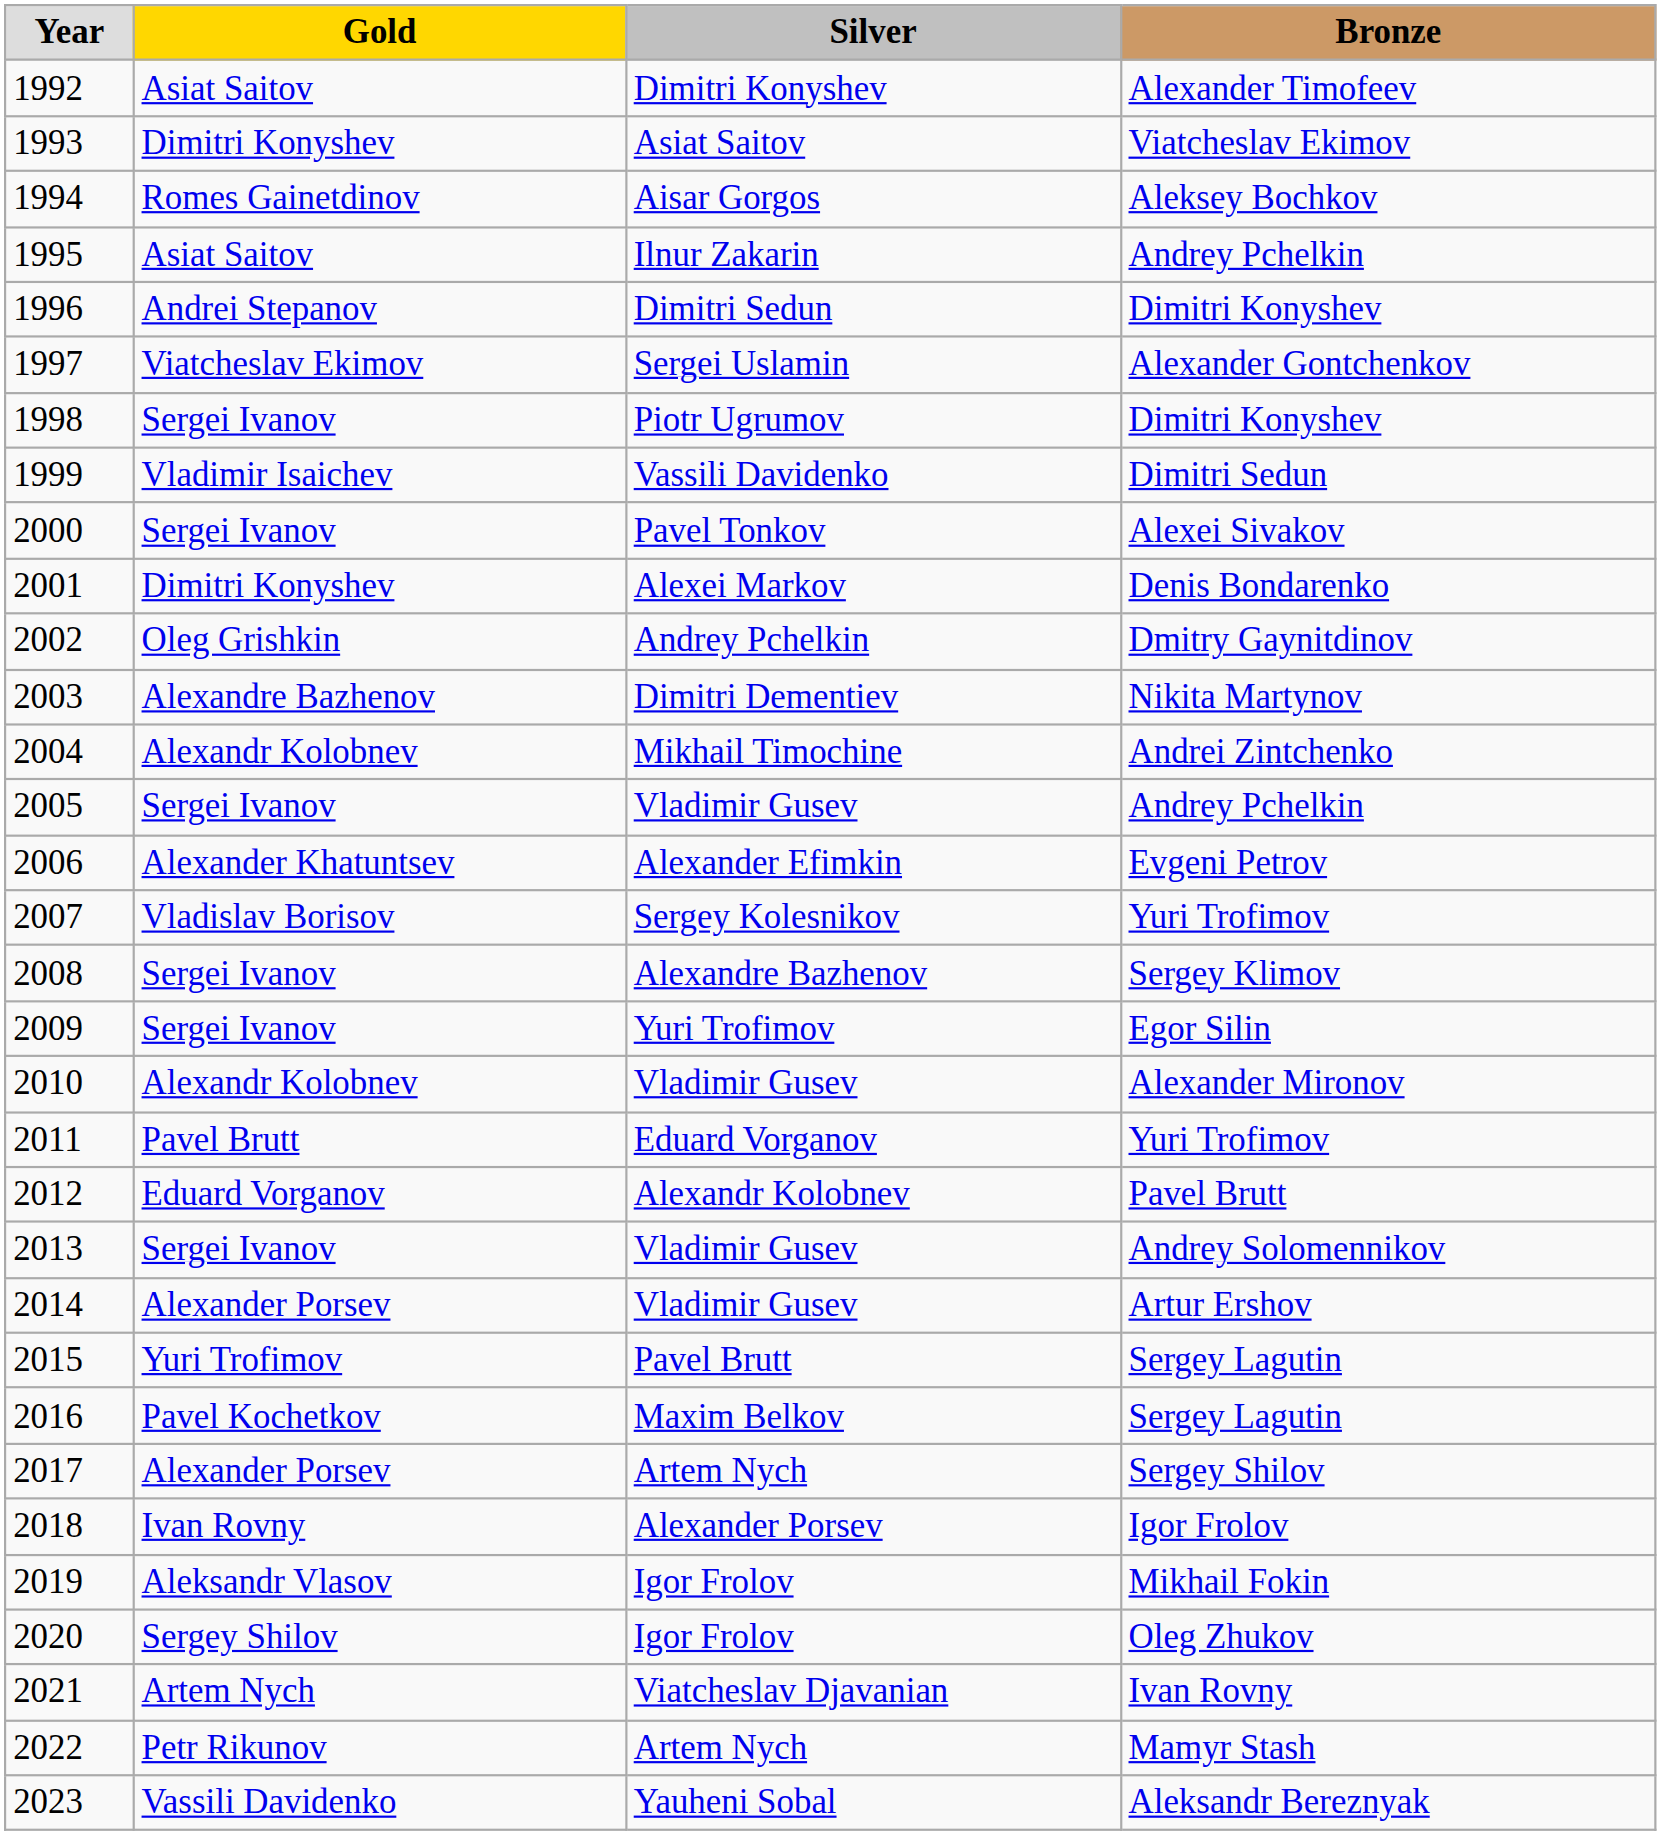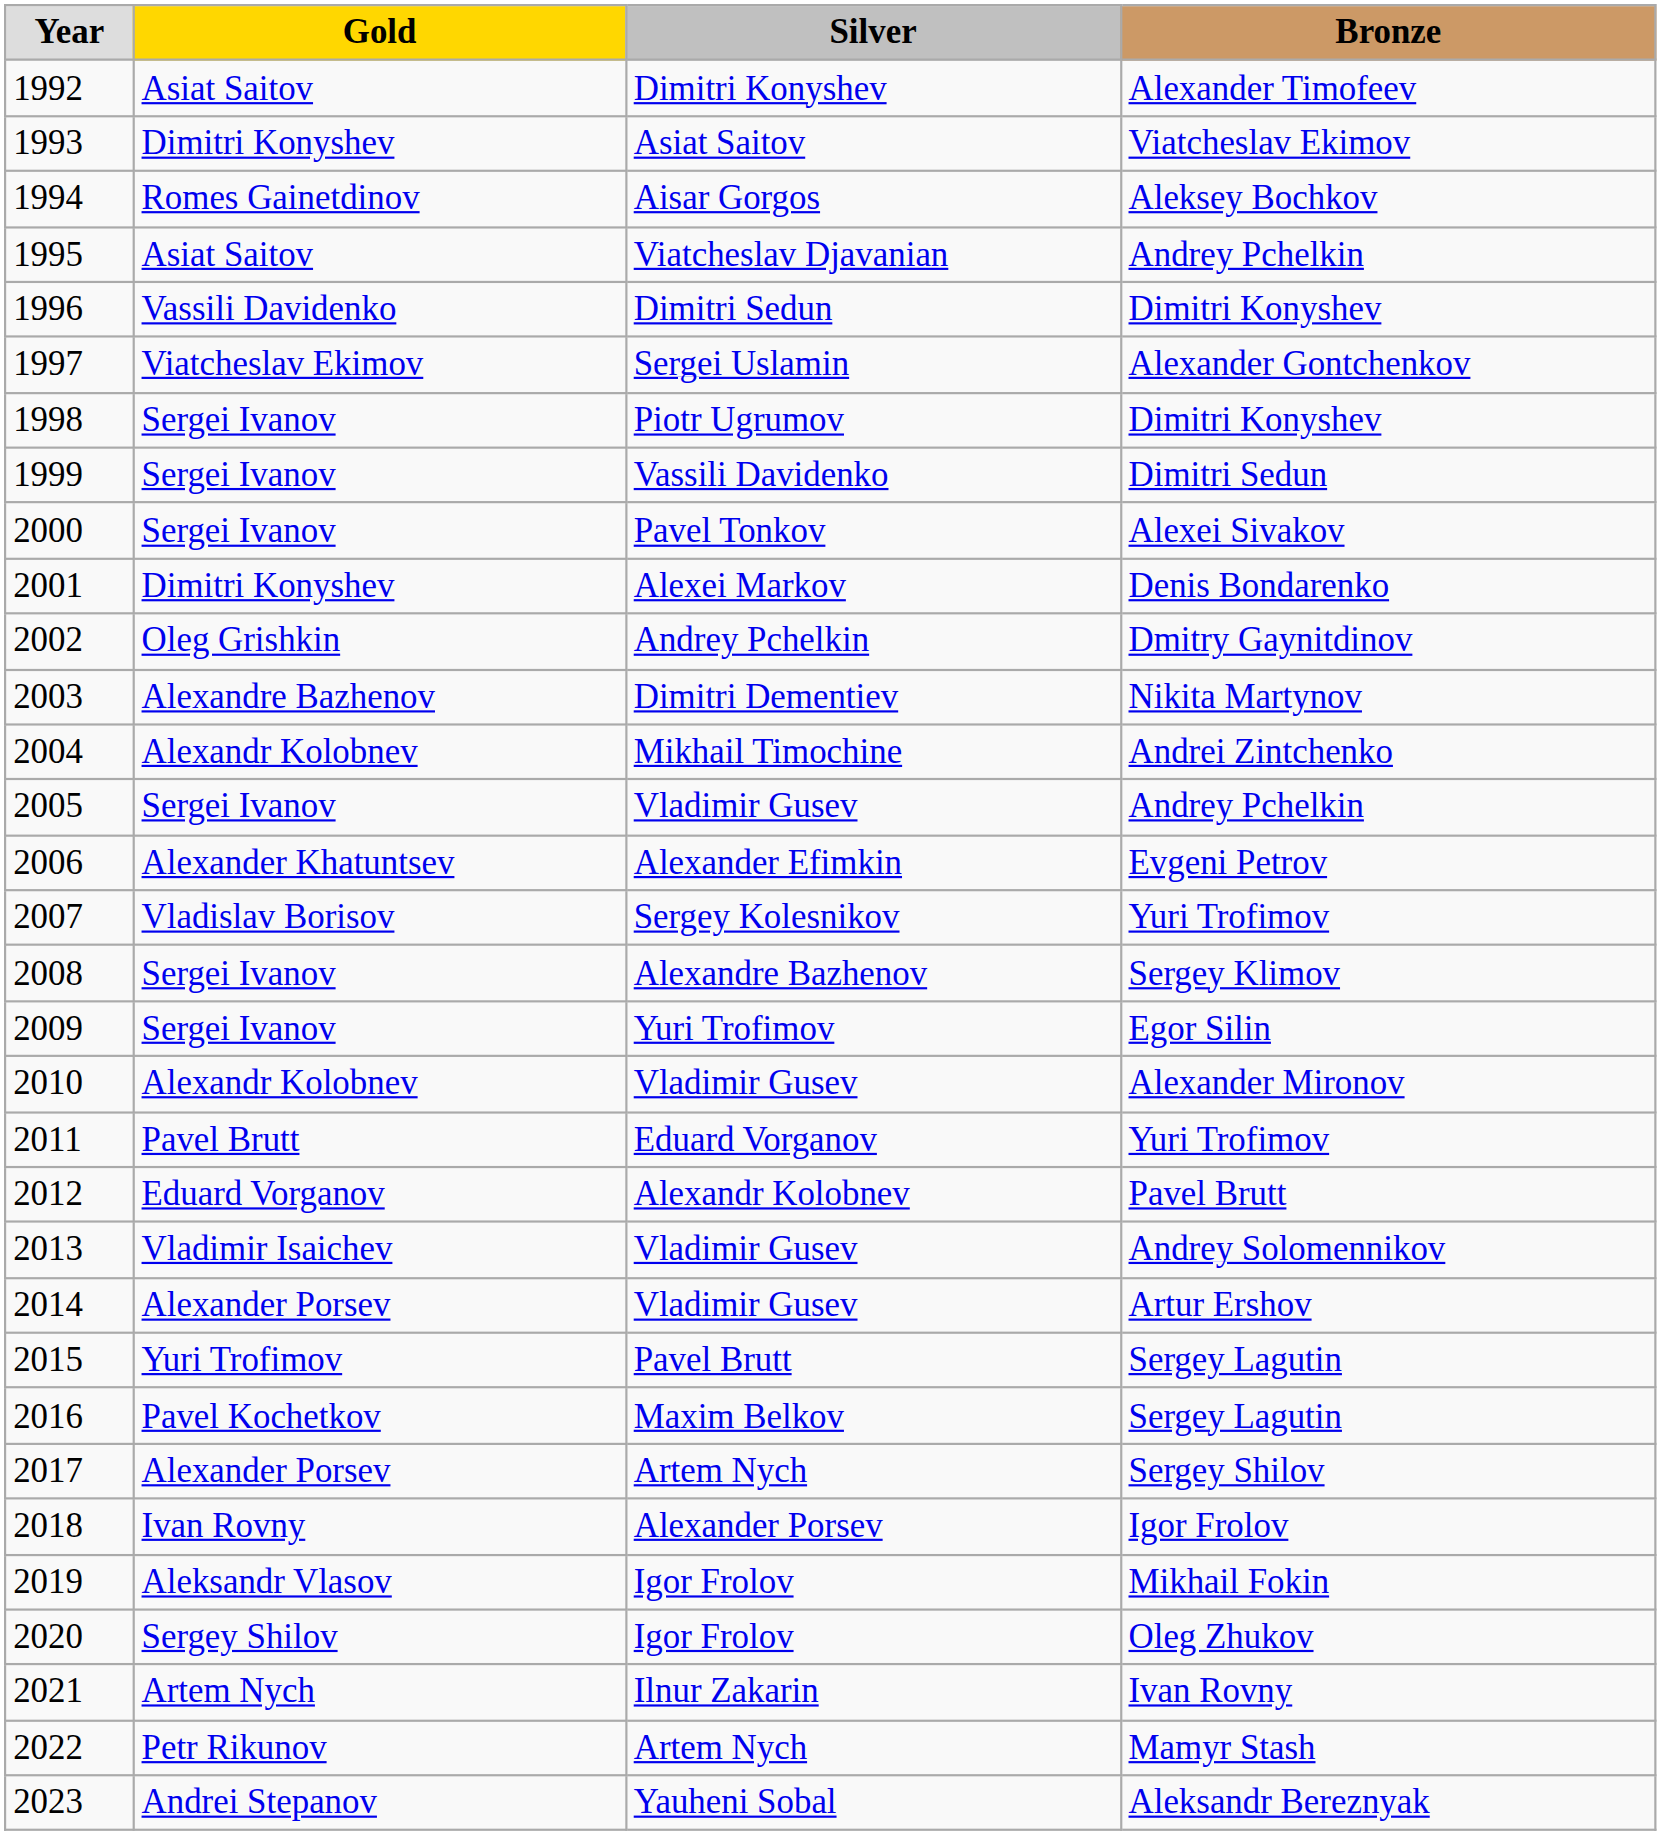(726, 253) Ilnur Zakarin -> (791, 253) Viatcheslav Djavanian
(259, 308) Andrei Stepanov -> (269, 308) Vassili Davidenko
(267, 474) Vladimir Isaichev -> (239, 474) Sergei Ivanov
(239, 1249) Sergei Ivanov -> (267, 1249) Vladimir Isaichev
(791, 1691) Viatcheslav Djavanian -> (726, 1691) Ilnur Zakarin
(269, 1802) Vassili Davidenko -> (259, 1802) Andrei Stepanov
